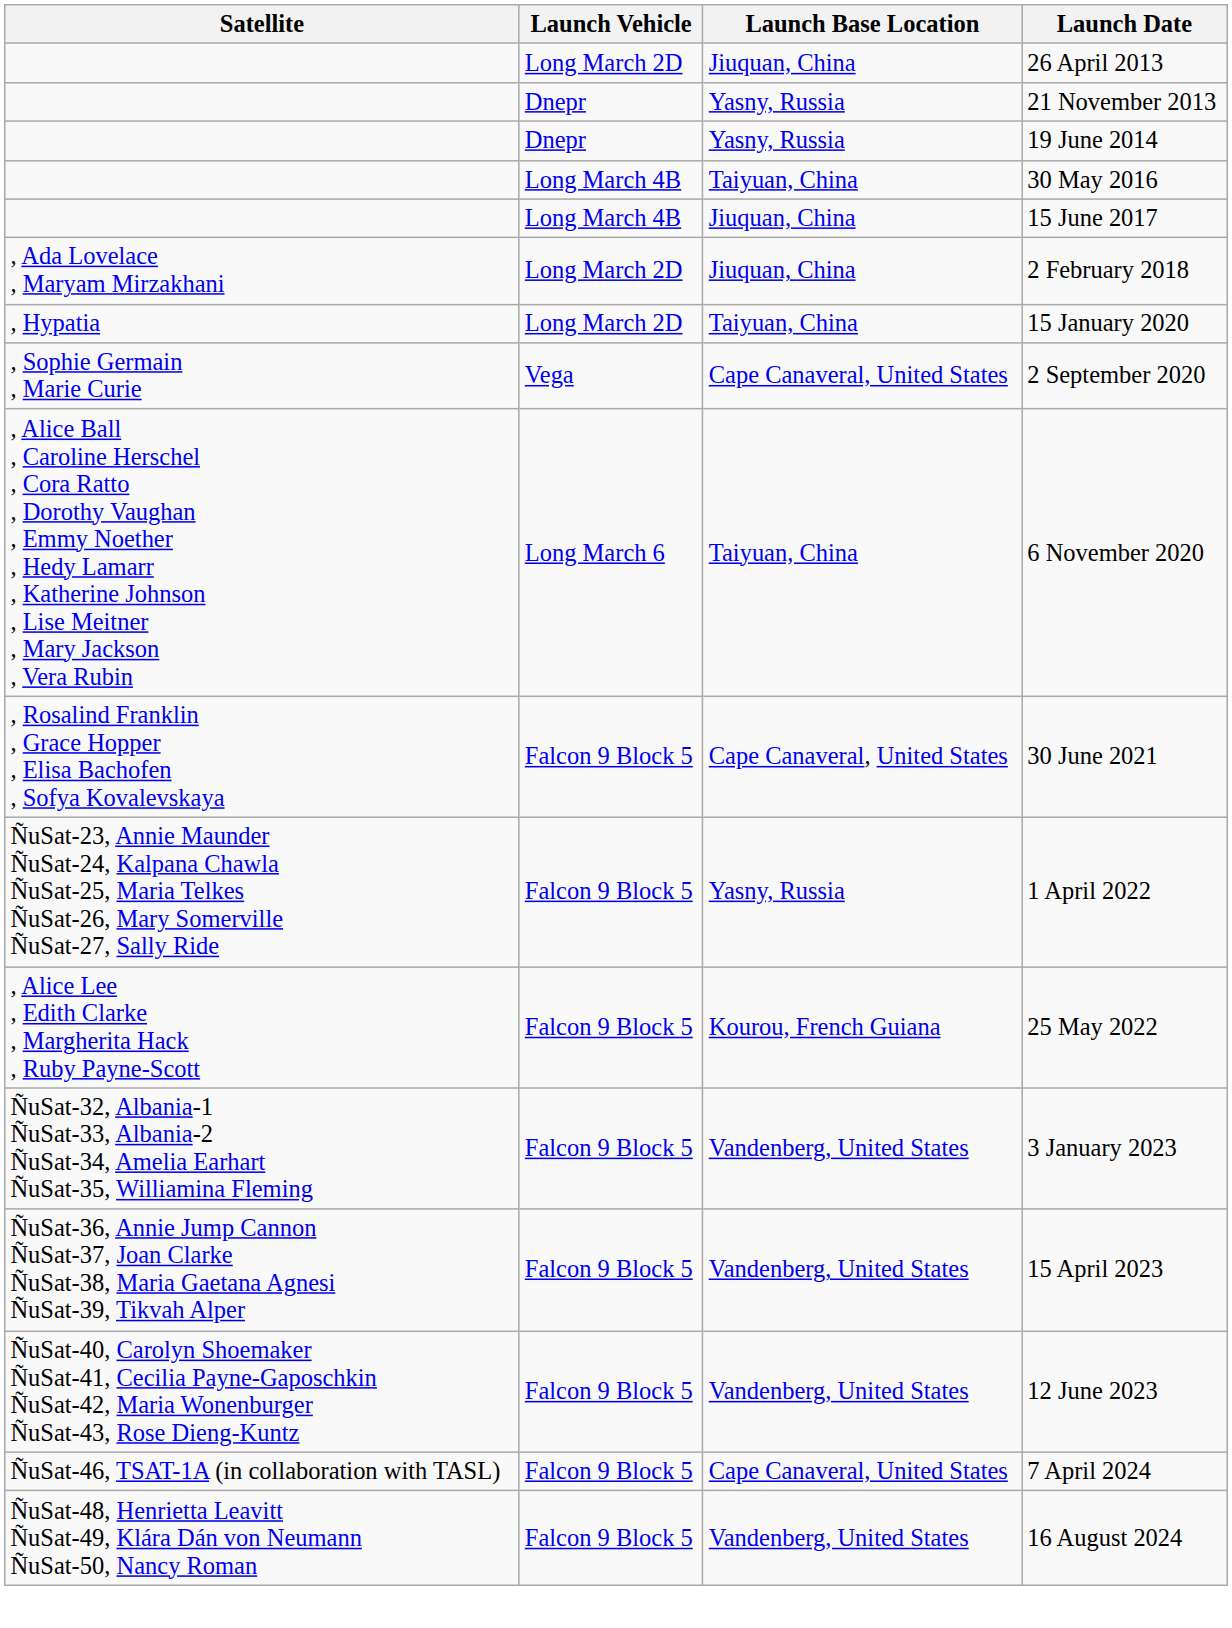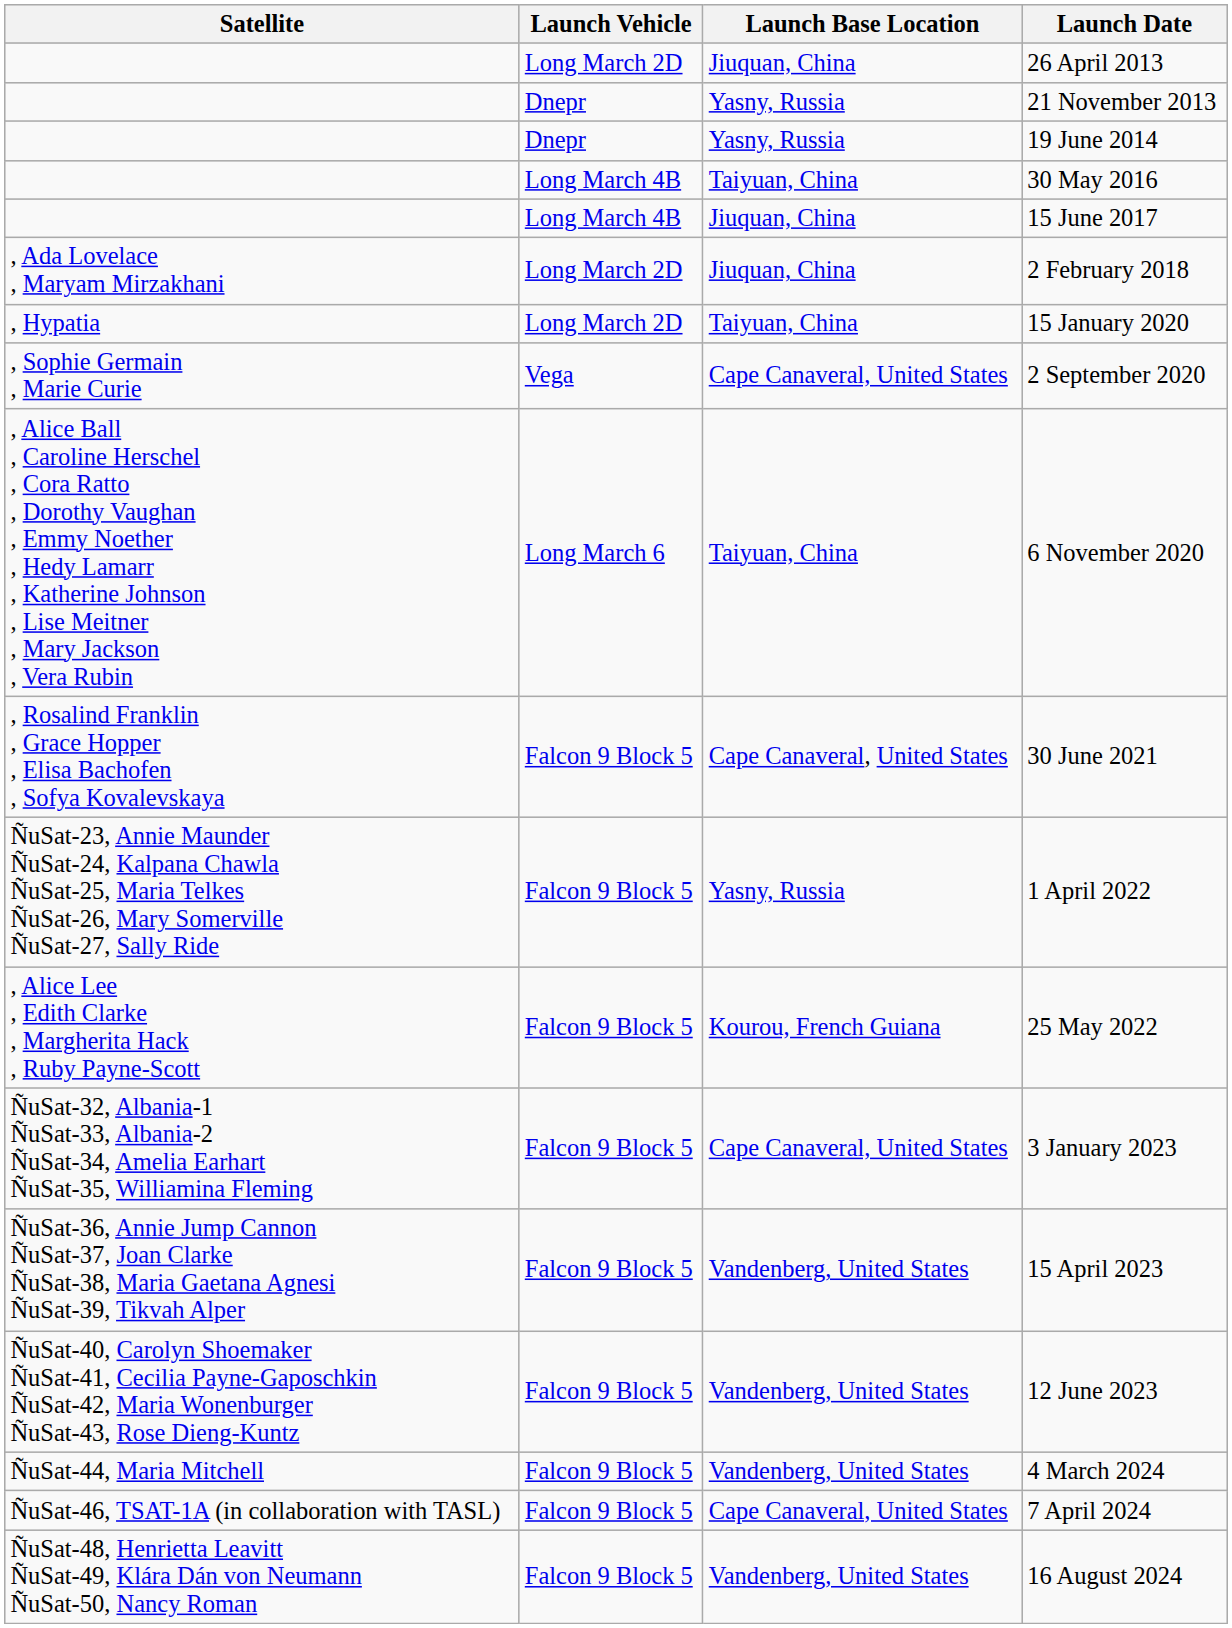(839, 1148) Vandenberg, United States -> (858, 1148) Cape Canaveral, United States
+ row: (1096, 1471)
